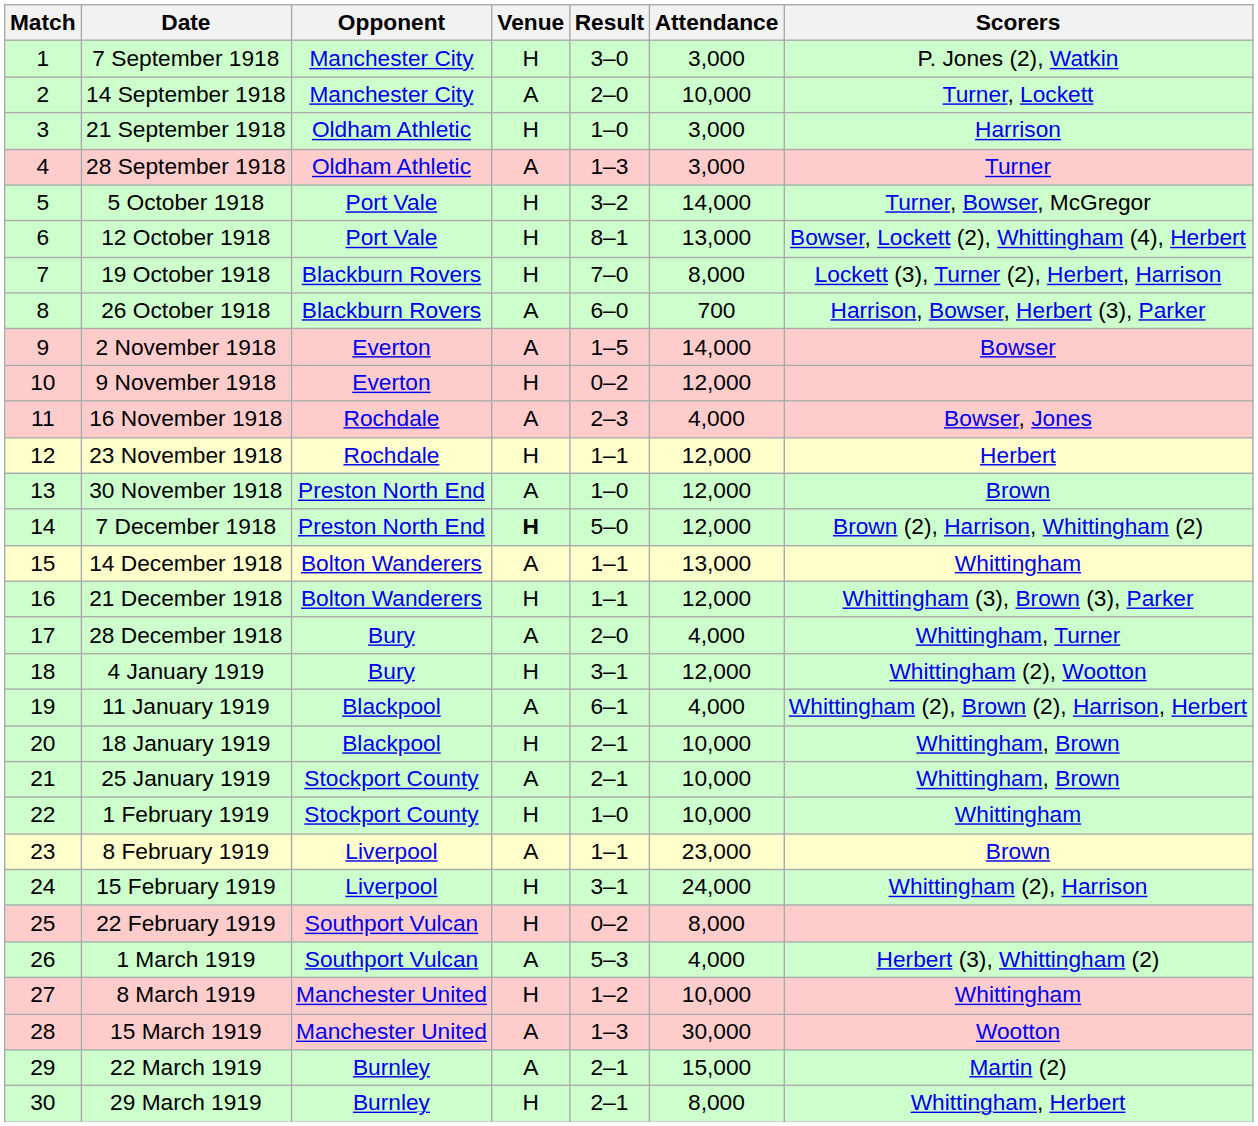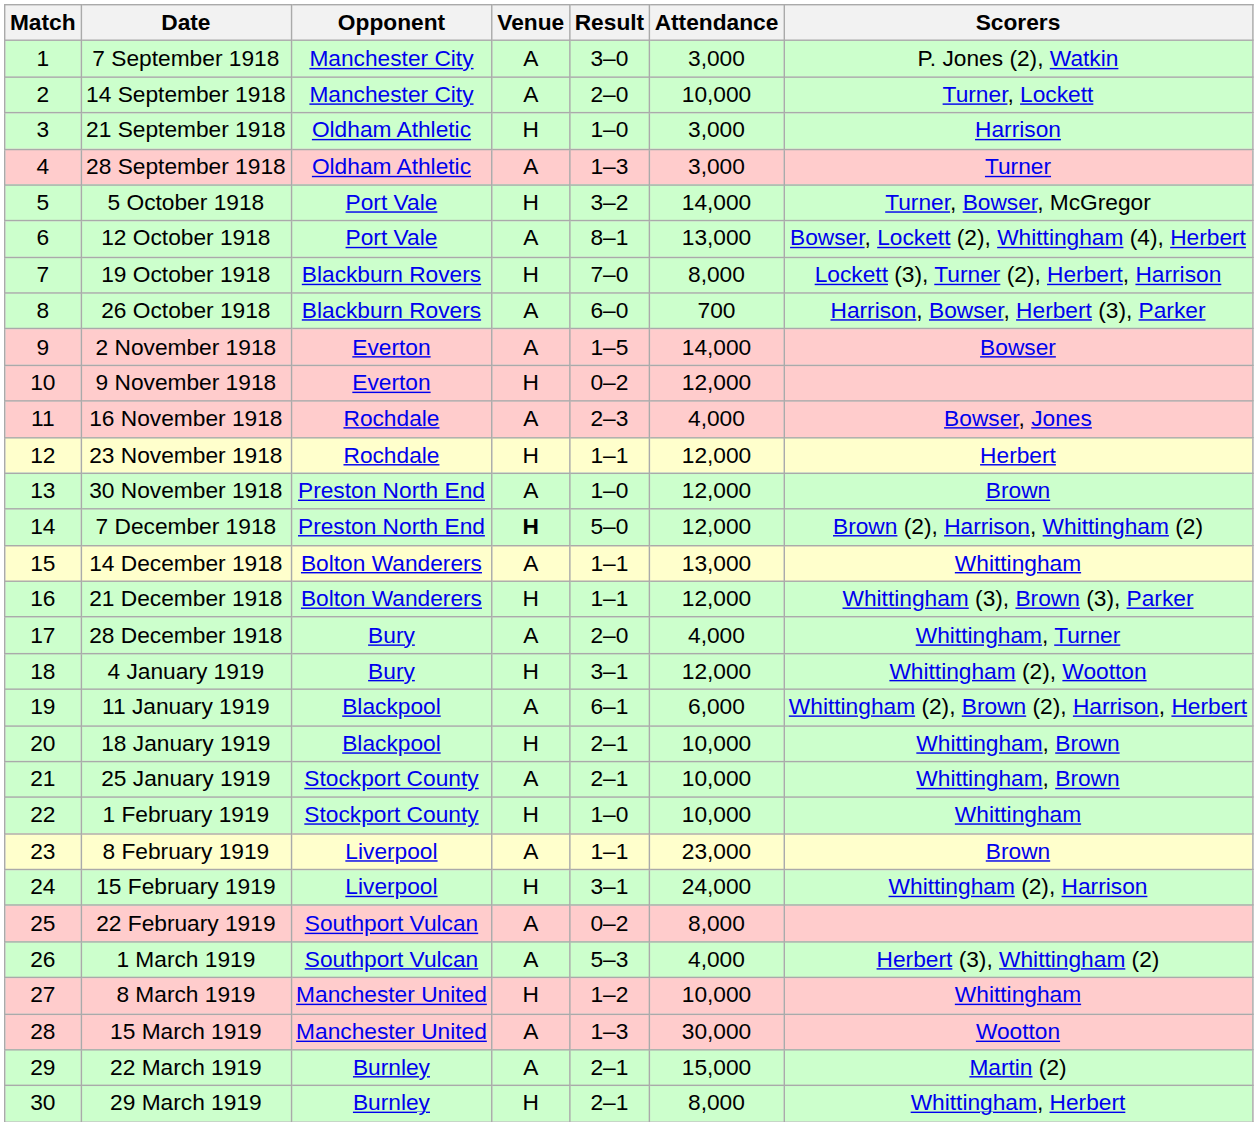(531, 58) H -> (531, 58) A
(531, 238) H -> (531, 238) A
(716, 707) 4,000 -> (716, 707) 6,000
(531, 923) H -> (531, 923) A
